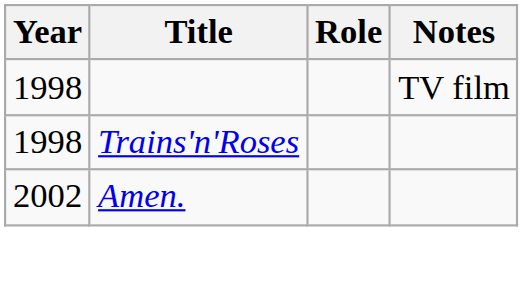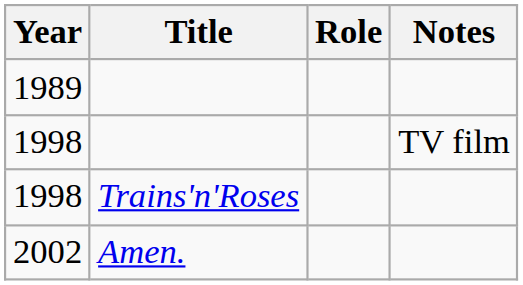+ row: (48, 86)
